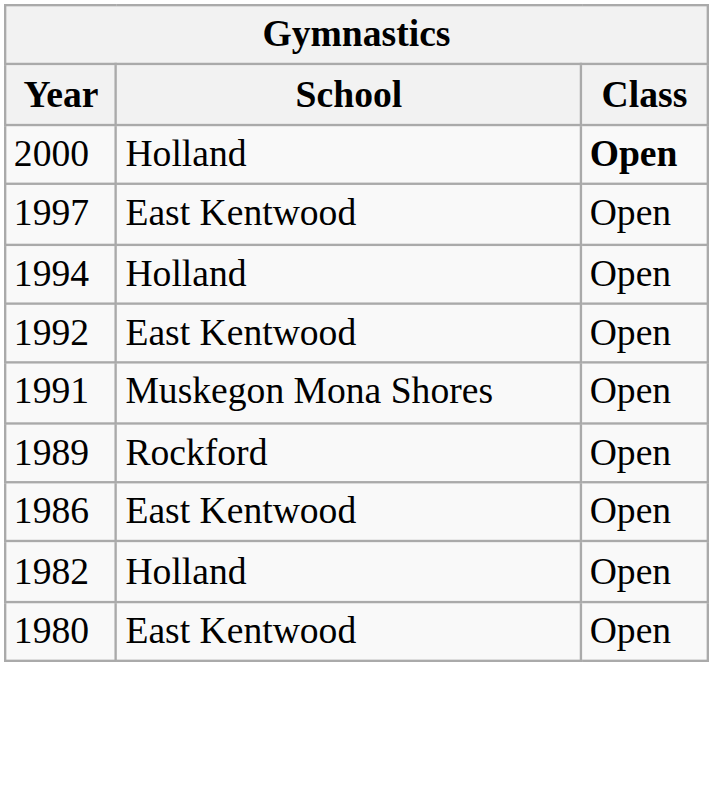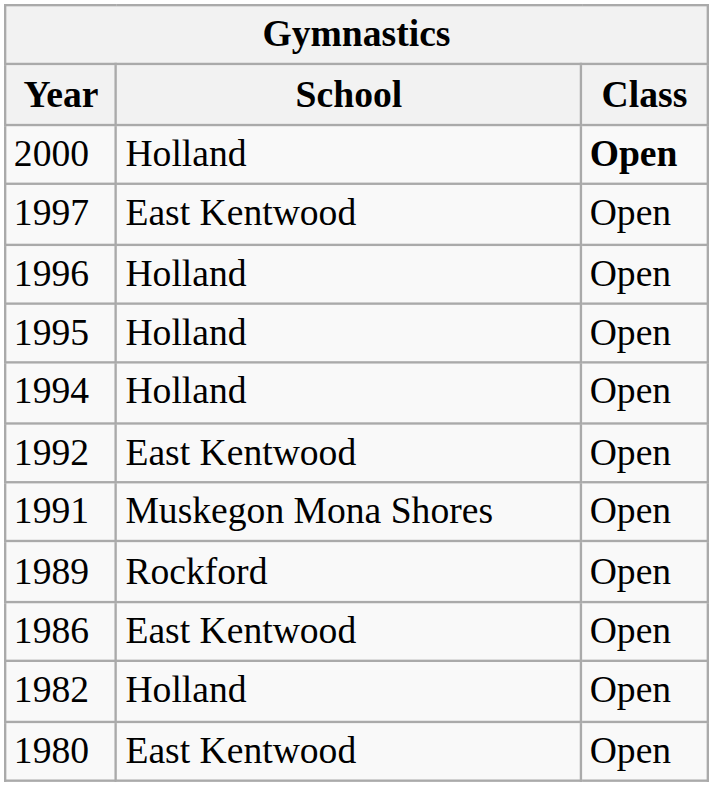+ row: (51, 272)
+ row: (51, 332)
